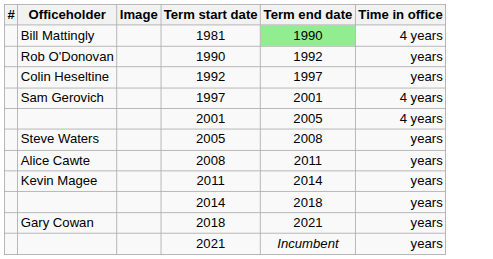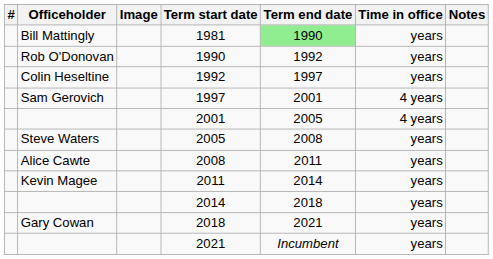+ column: (467, 14)
(421, 35) 4 years -> (427, 35) years
